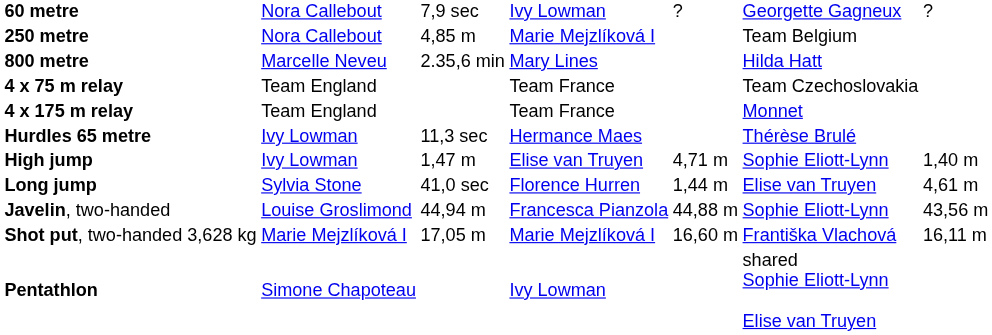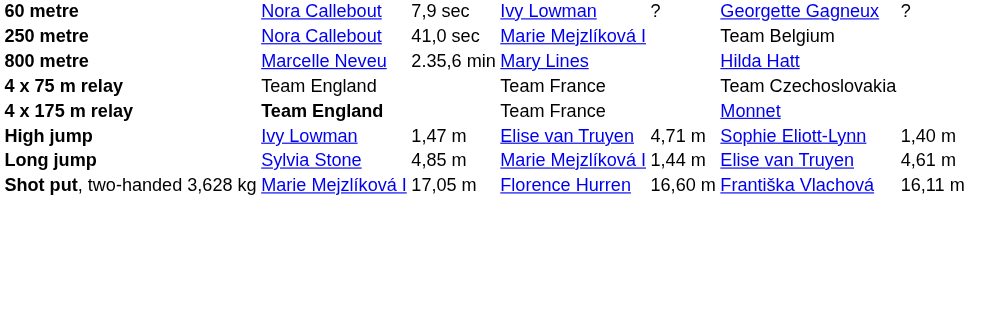(448, 36) 4,85 m -> (446, 36) 41,0 sec
(319, 110) normal -> (322, 110) bold
- row: (78, 135)
(455, 185) 41,0 sec -> (439, 160) 4,85 m
(575, 185) Florence Hurren -> (573, 160) Marie Mejzlíková I
- row: (87, 210)
(582, 235) Marie Mejzlíková I -> (566, 185) Florence Hurren
- row: (51, 290)
